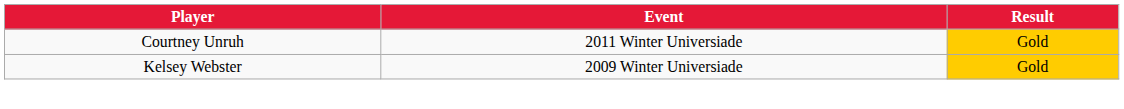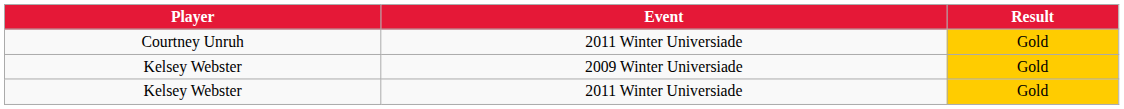+ row: (193, 91)
